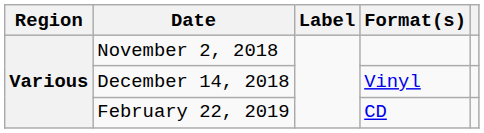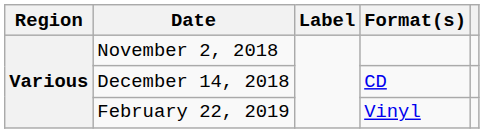(392, 82) Vinyl -> (376, 82) CD
(376, 112) CD -> (392, 112) Vinyl
